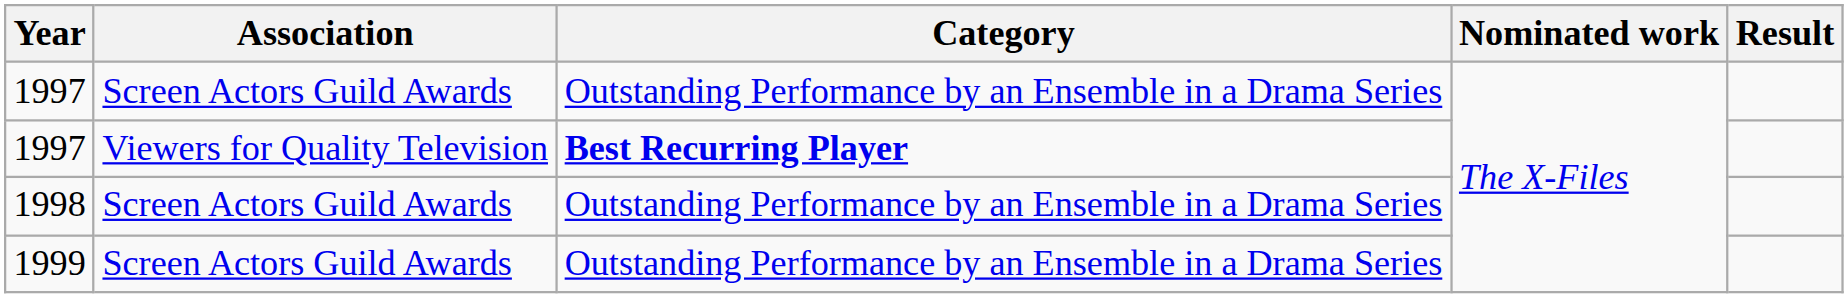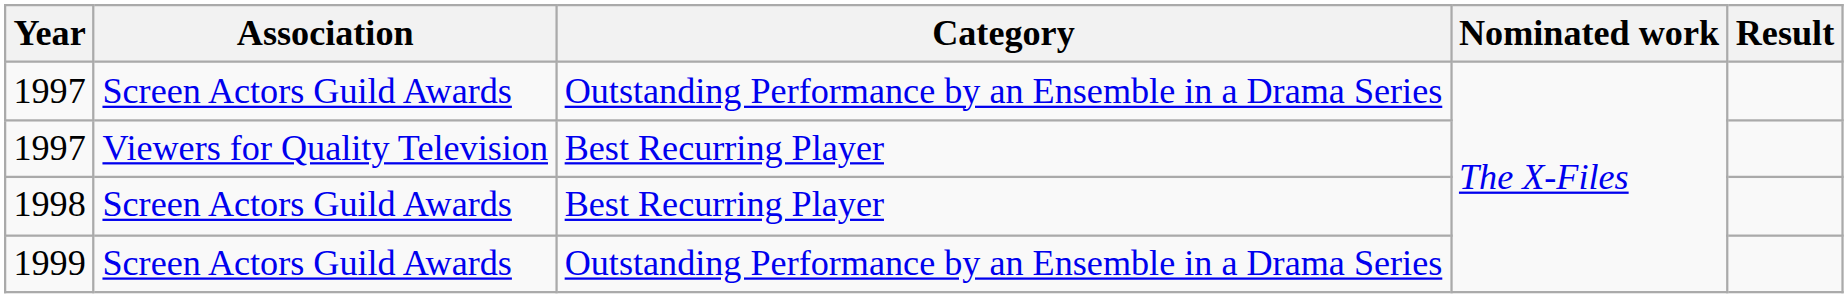(736, 147) bold -> (724, 147) normal
(1003, 205) Outstanding Performance by an Ensemble in a Drama Series -> (724, 205) Best Recurring Player
